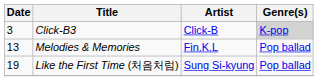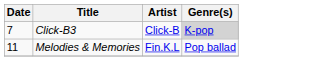(10, 30) 3 -> (10, 30) 7
(13, 47) 13 -> (12, 47) 11
- row: (107, 65)
